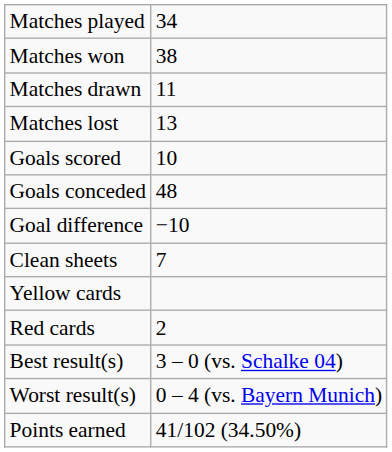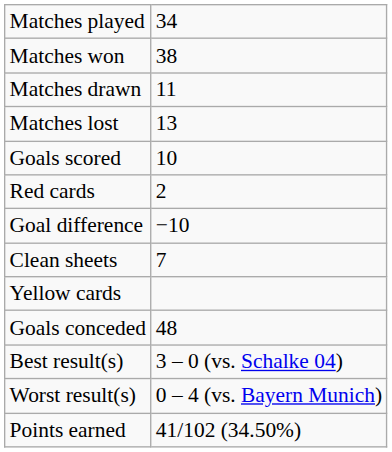rows swapped: (78, 191) <-> (52, 327)
